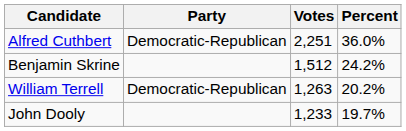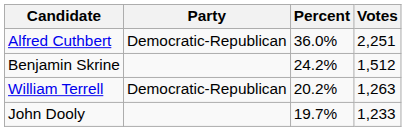columns swapped: (314, 16) <-> (370, 16)
